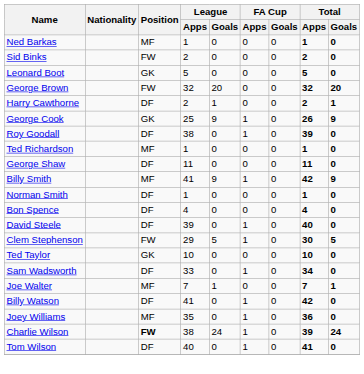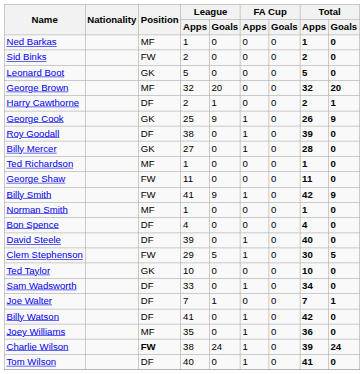(148, 88) FW -> (148, 88) MF
+ row: (32, 149)
(147, 164) DF -> (148, 179) FW
(148, 179) MF -> (148, 194) FW
(147, 194) DF -> (148, 210) MF
(148, 286) MF -> (147, 301) DF
